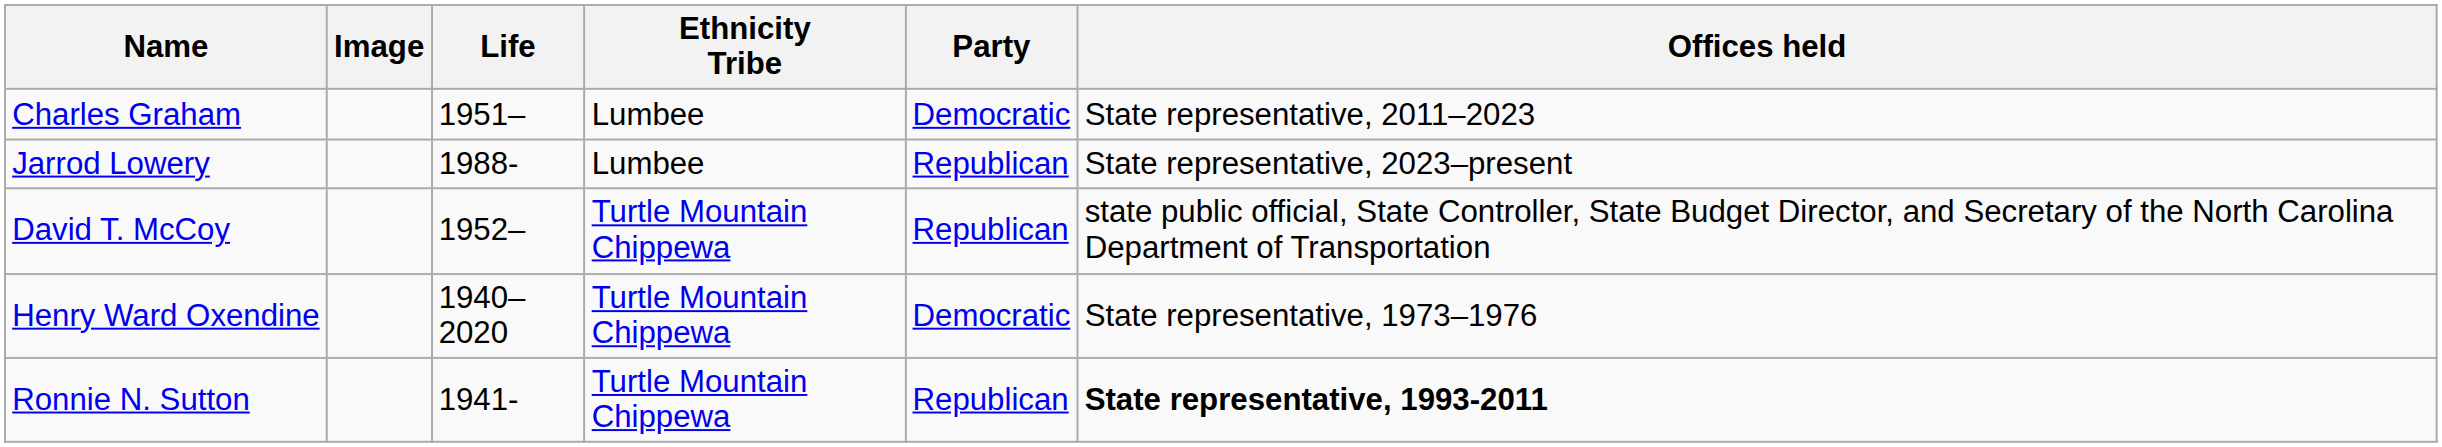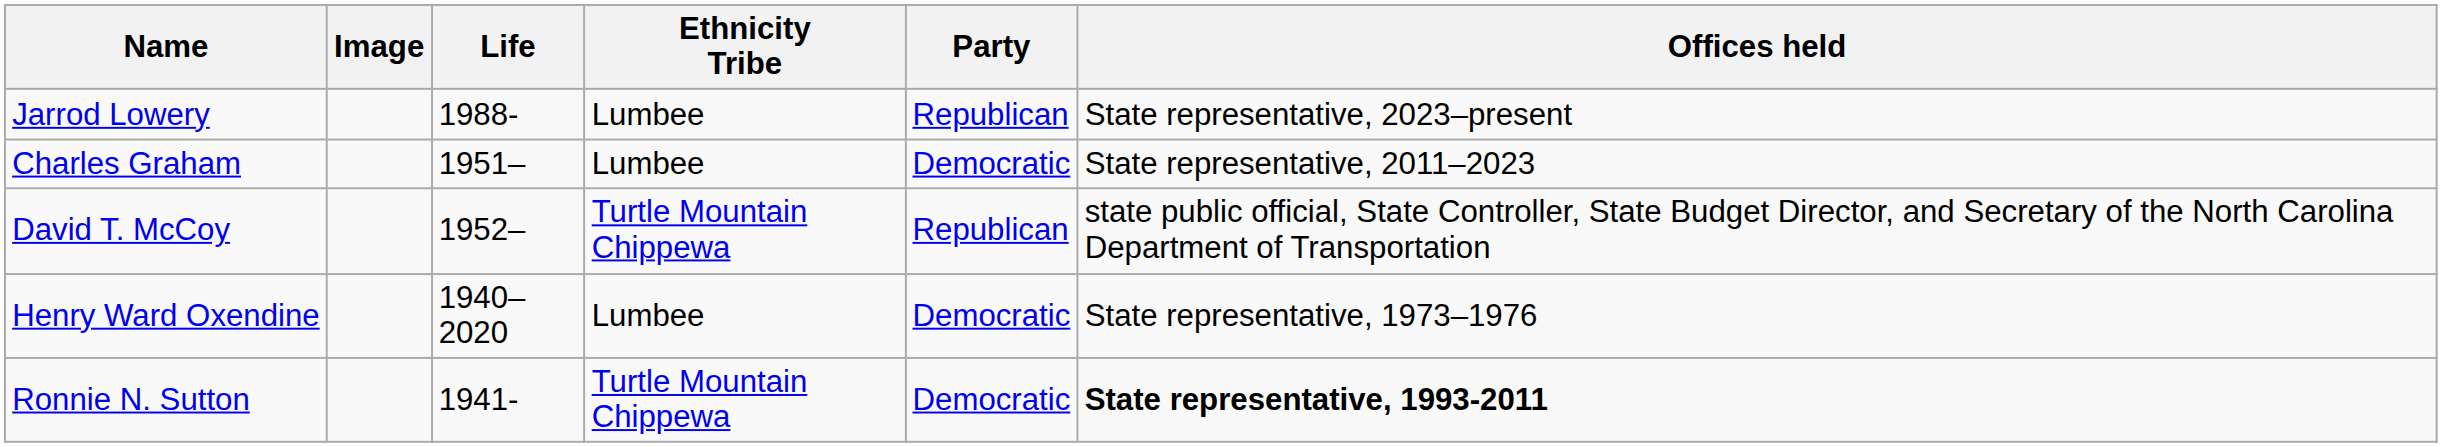rows swapped: (127, 113) <-> (111, 163)
(699, 314) Turtle Mountain Chippewa -> (648, 314) Lumbee
(991, 399) Republican -> (991, 399) Democratic
